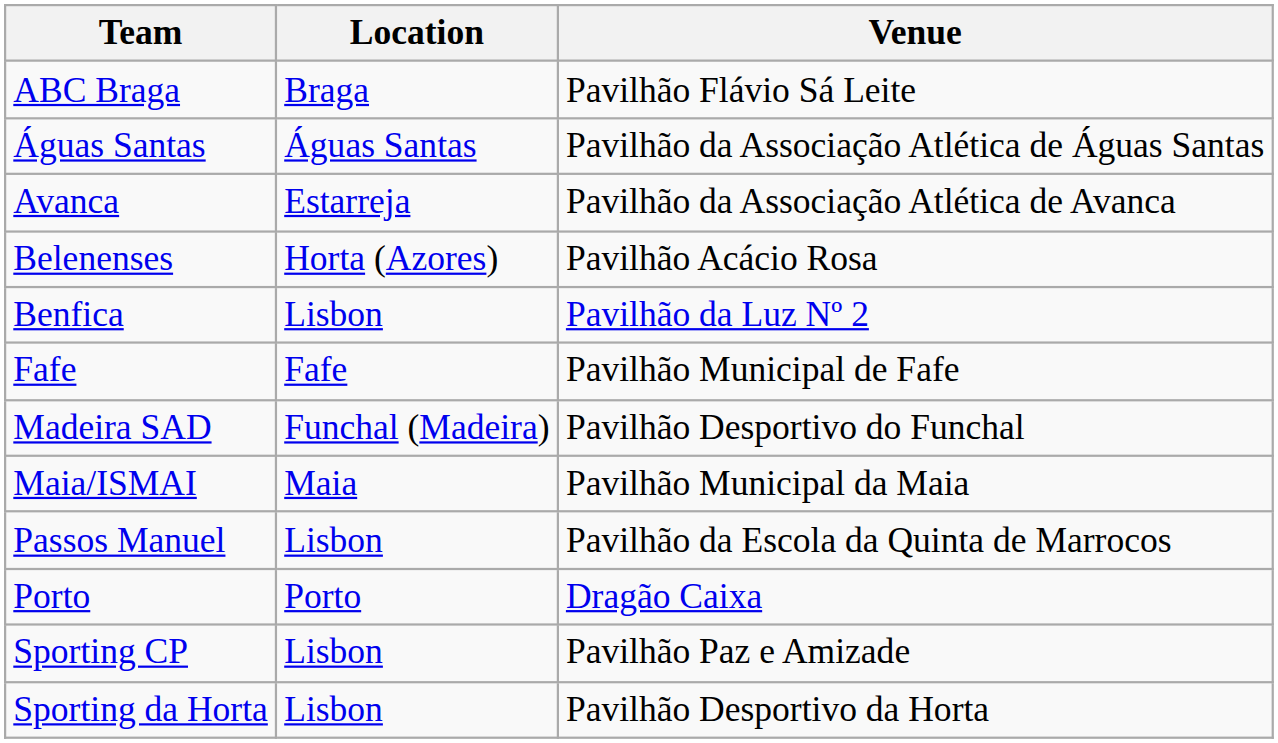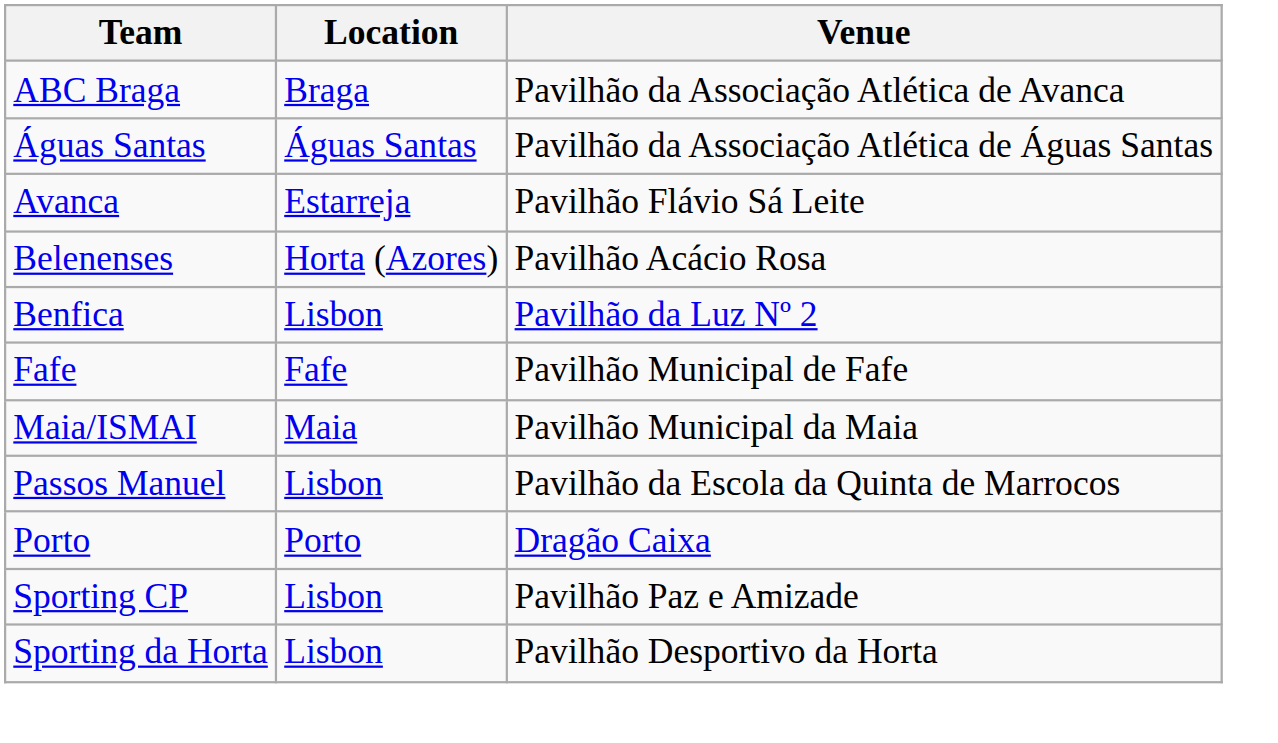(741, 88) Pavilhão Flávio Sá Leite -> (820, 88) Pavilhão da Associação Atlética de Avanca
(871, 201) Pavilhão da Associação Atlética de Avanca -> (690, 201) Pavilhão Flávio Sá Leite
- row: (112, 426)
